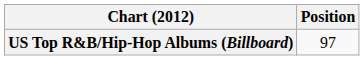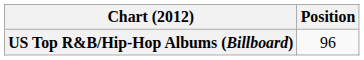(328, 42) 97 -> (328, 42) 96
